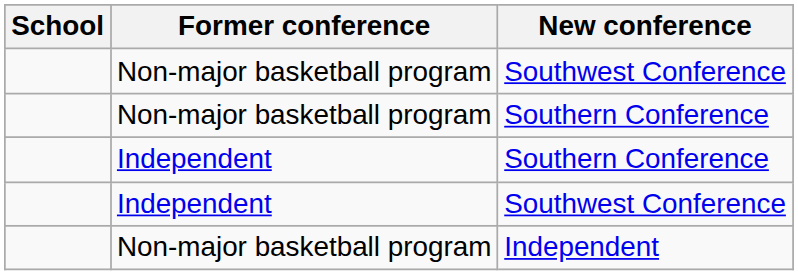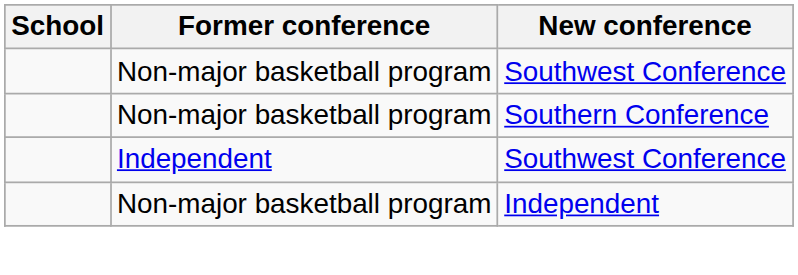- row: (194, 159)
